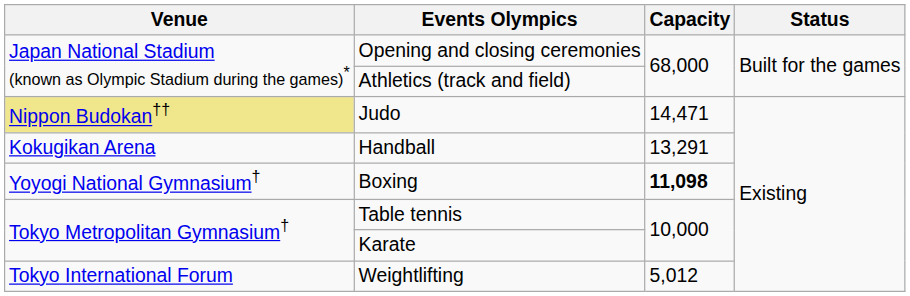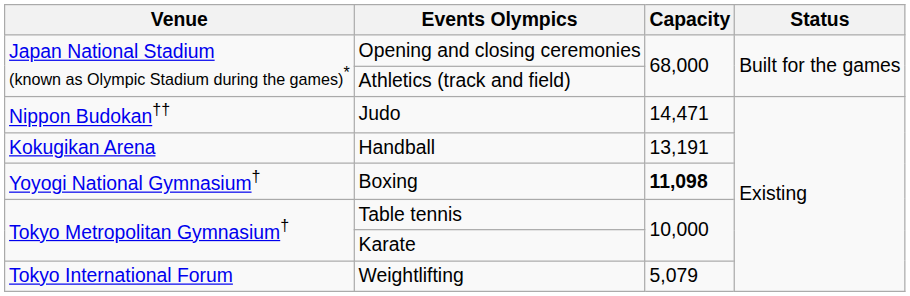(90, 114) khaki background -> (90, 114) no background
(679, 147) 13,291 -> (679, 147) 13,191
(674, 275) 5,012 -> (674, 275) 5,079
